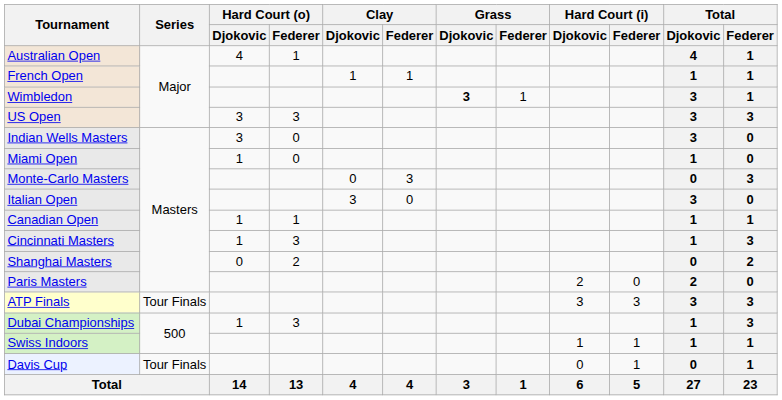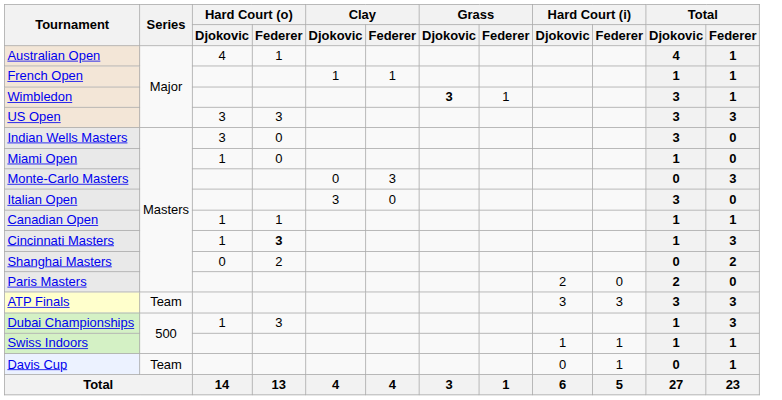(296, 240) normal -> (279, 240) bold
(175, 302) Tour Finals -> (166, 302) Team
(175, 364) Tour Finals -> (166, 364) Team
